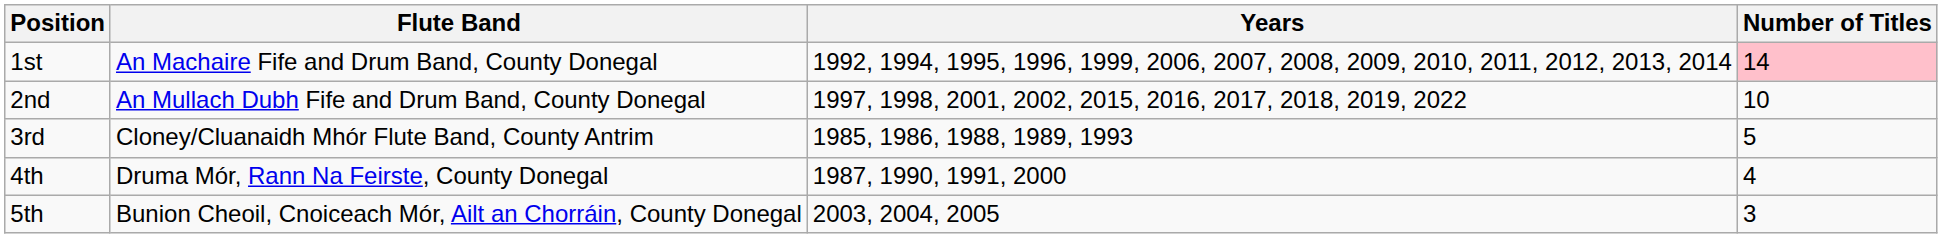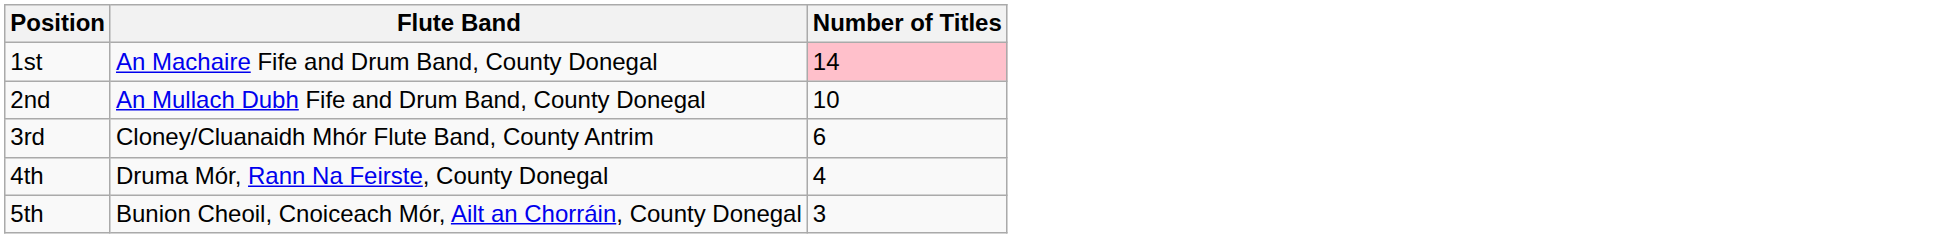- column: (1272, 23)
(1750, 137) 5 -> (820, 137) 6
